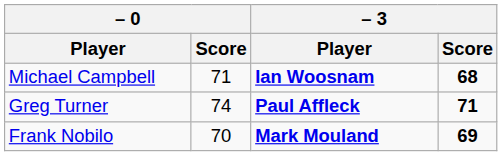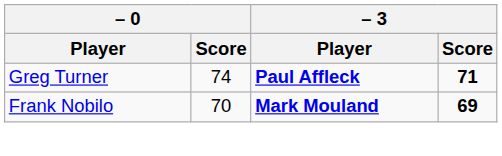- row: (82, 77)
